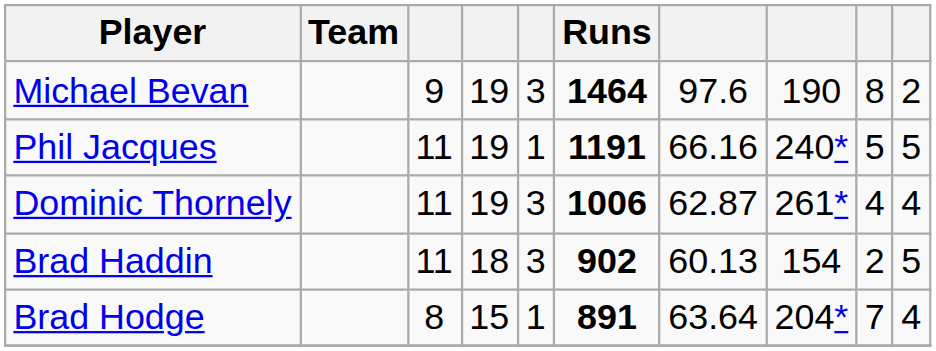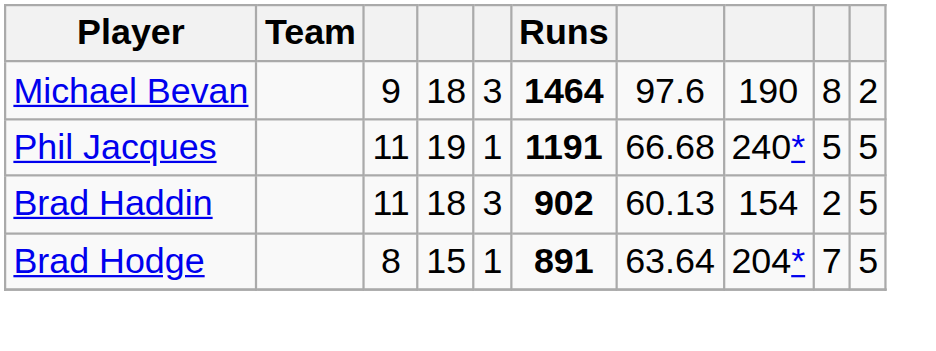(489, 89) 19 -> (446, 89) 18
(713, 146) 66.16 -> (670, 146) 66.68
- row: (152, 203)
(911, 317) 4 -> (868, 260) 5
